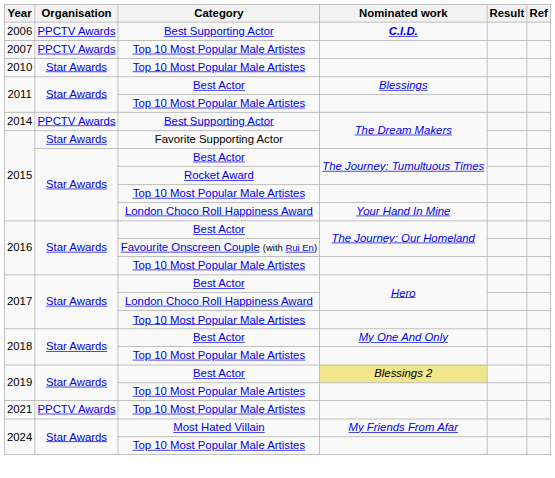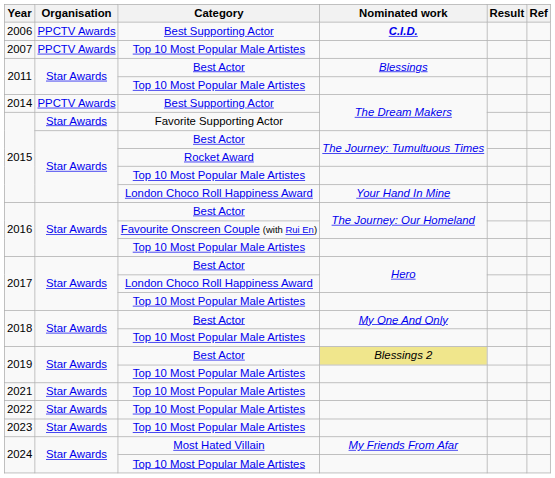- row: (20, 67)
(77, 409) PPCTV Awards -> (77, 391) Star Awards
+ row: (20, 409)
+ row: (20, 427)
